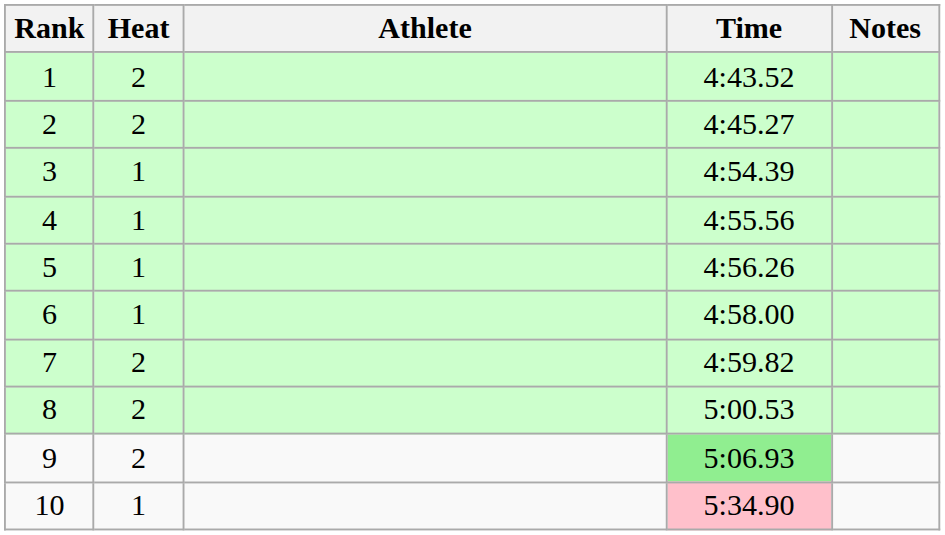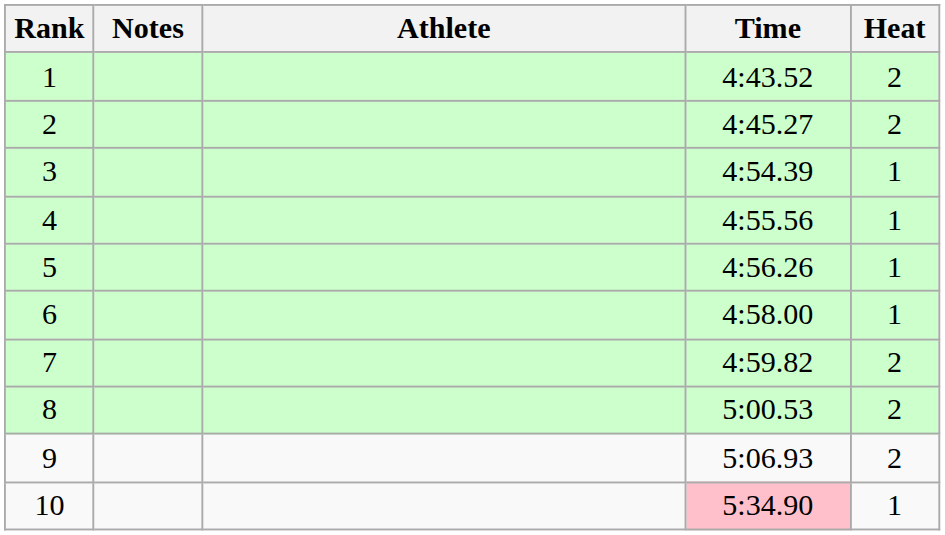columns swapped: (139, 28) <-> (885, 28)
(749, 457) lightgreen background -> (768, 457) no background
